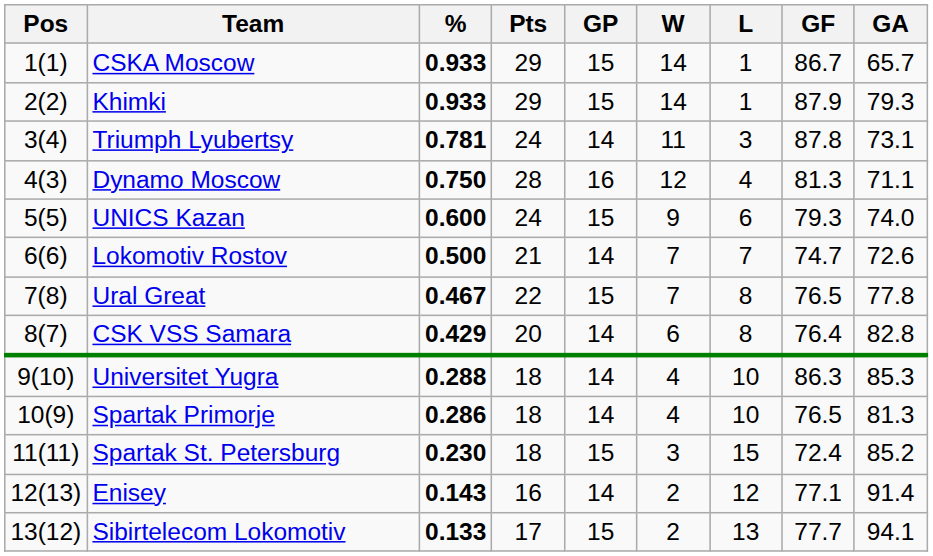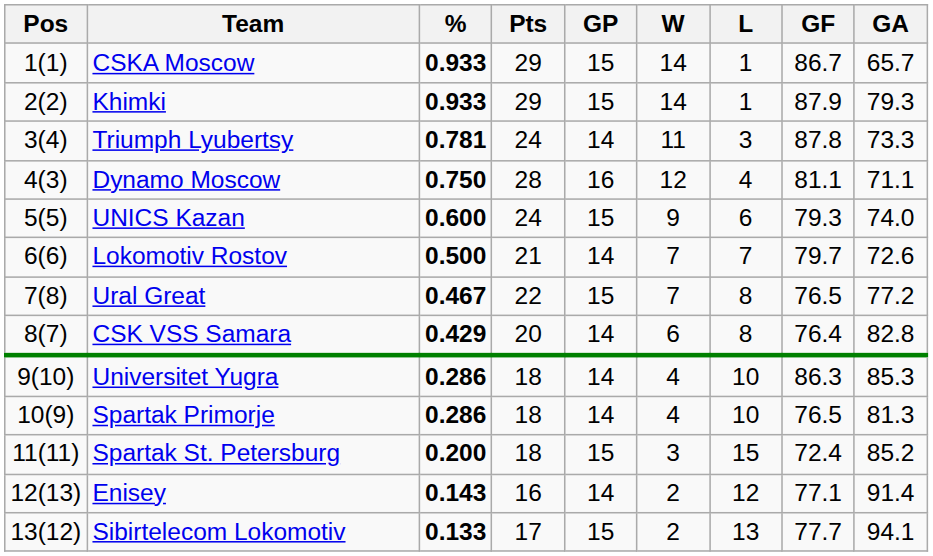(891, 140) 73.1 -> (891, 140) 73.3
(818, 179) 81.3 -> (818, 179) 81.1
(818, 256) 74.7 -> (818, 256) 79.7
(891, 295) 77.8 -> (891, 295) 77.2
(456, 376) 0.288 -> (456, 376) 0.286
(456, 454) 0.230 -> (456, 454) 0.200
